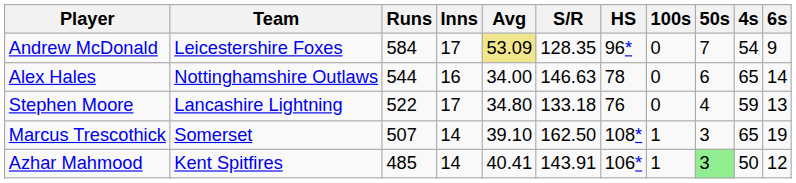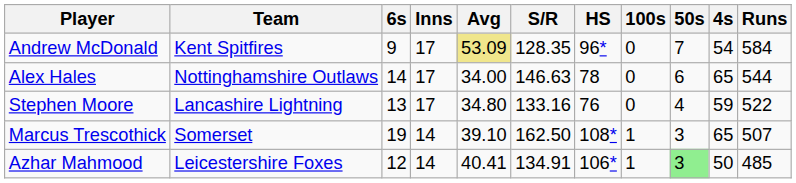columns swapped: (409, 18) <-> (777, 18)
(258, 47) Leicestershire Foxes -> (229, 47) Kent Spitfires
(451, 76) 16 -> (425, 76) 17
(568, 105) 133.18 -> (543, 105) 133.16
(229, 163) Kent Spitfires -> (258, 163) Leicestershire Foxes
(568, 163) 143.91 -> (543, 163) 134.91
